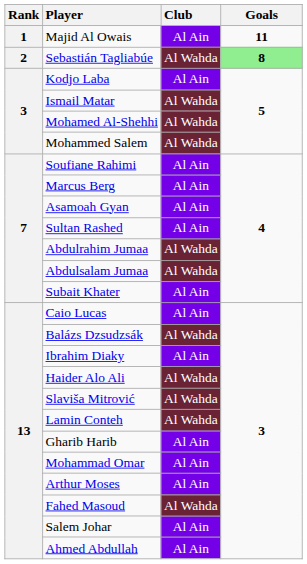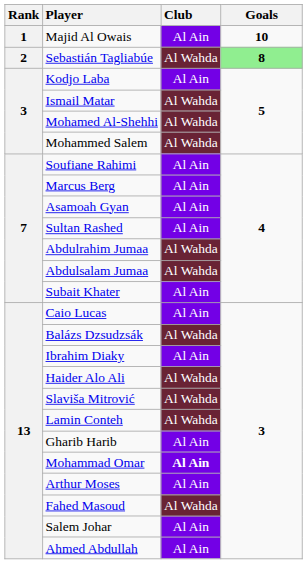(262, 36) 11 -> (262, 36) 10
(191, 462) normal -> (191, 462) bold
